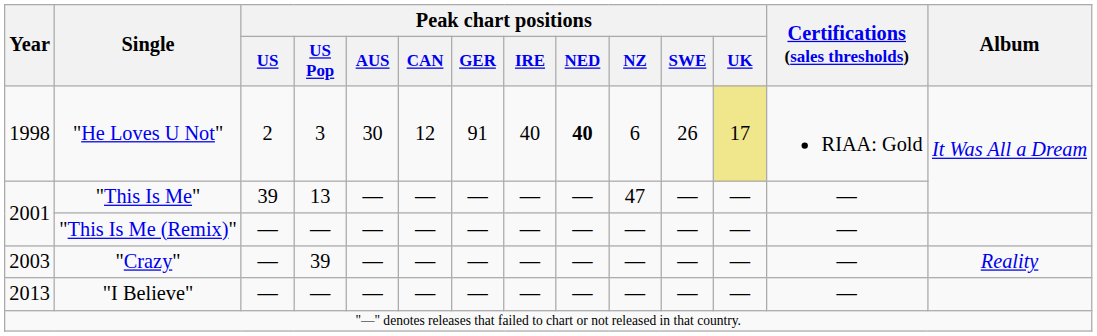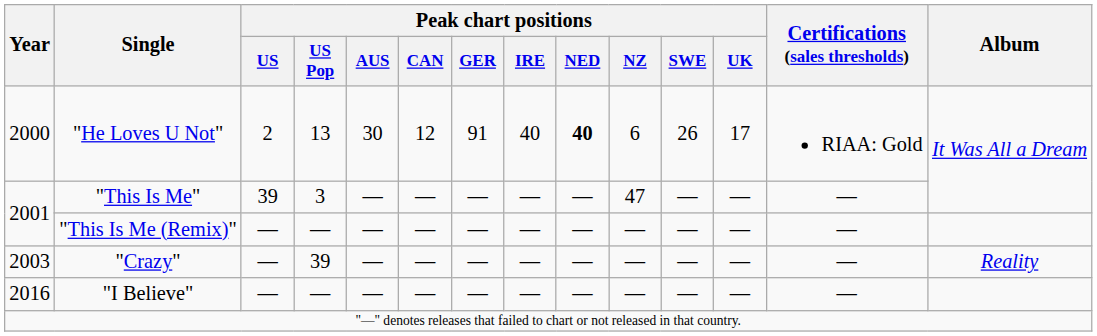(30, 133) 1998 -> (30, 133) 2000
(320, 133) 3 -> (320, 133) 13
(740, 133) khaki background -> (740, 133) no background
(320, 197) 13 -> (320, 197) 3
(30, 293) 2013 -> (30, 293) 2016
